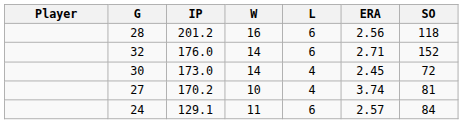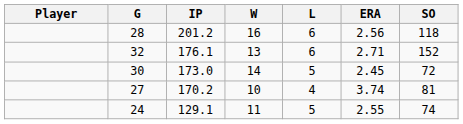(195, 52) 176.0 -> (195, 52) 176.1
(254, 52) 14 -> (254, 52) 13
(312, 71) 4 -> (312, 71) 5
(312, 109) 6 -> (312, 109) 5
(370, 109) 2.57 -> (370, 109) 2.55
(429, 109) 84 -> (429, 109) 74
